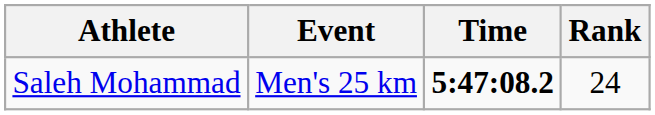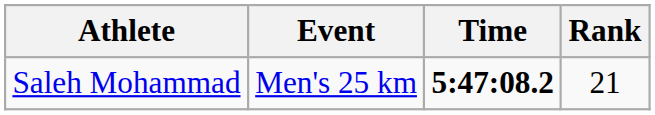(605, 82) 24 -> (605, 82) 21
